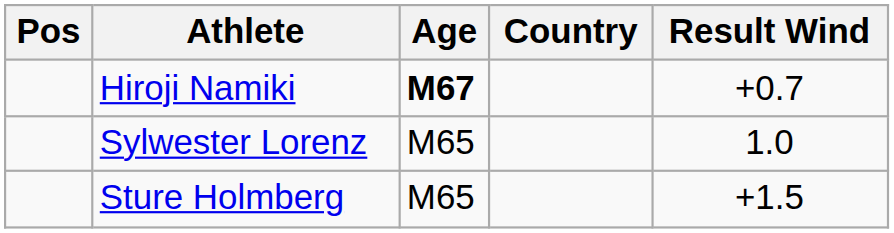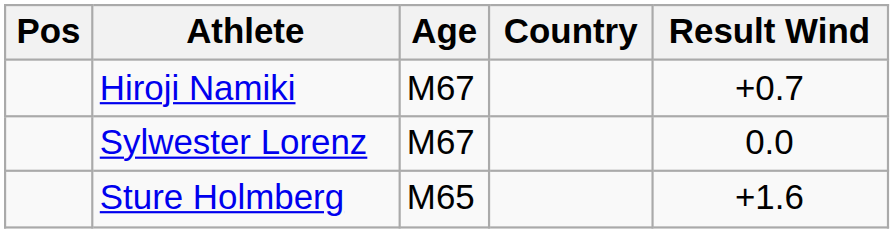(441, 87) bold -> (441, 87) normal
(441, 142) M65 -> (441, 142) M67
(769, 142) 1.0 -> (769, 142) 0.0
(769, 198) +1.5 -> (769, 198) +1.6
